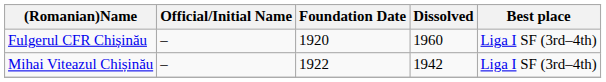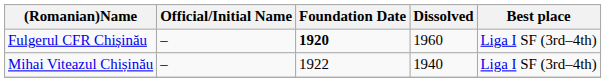(314, 40) normal -> (314, 40) bold
(428, 64) 1942 -> (428, 64) 1940
